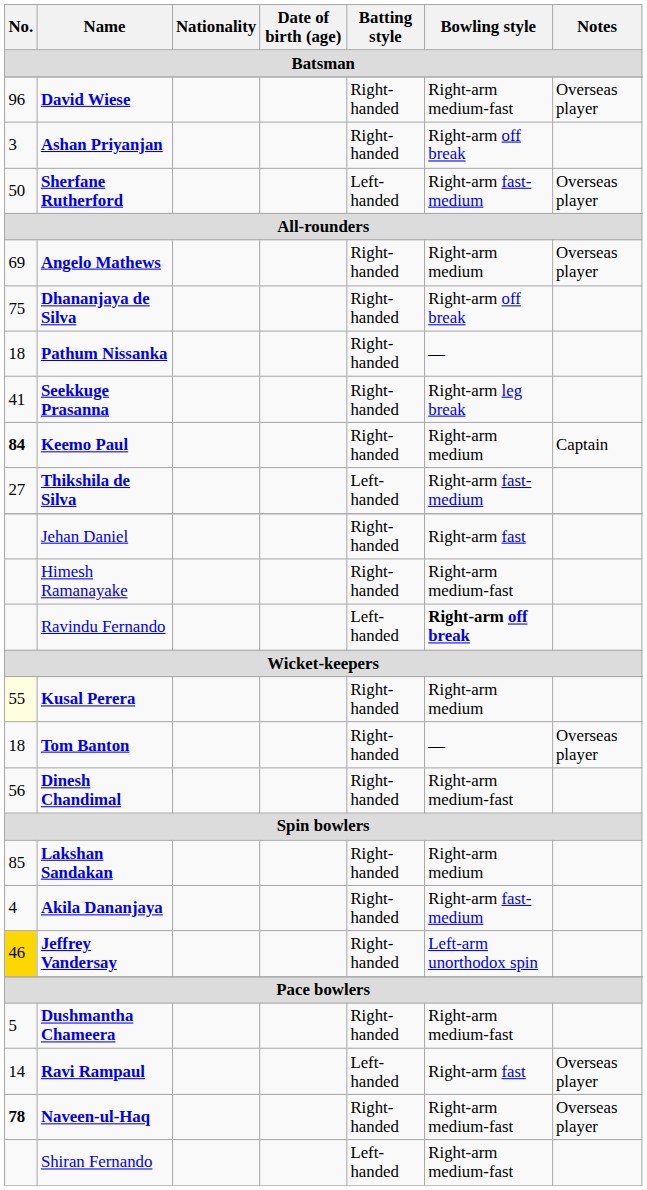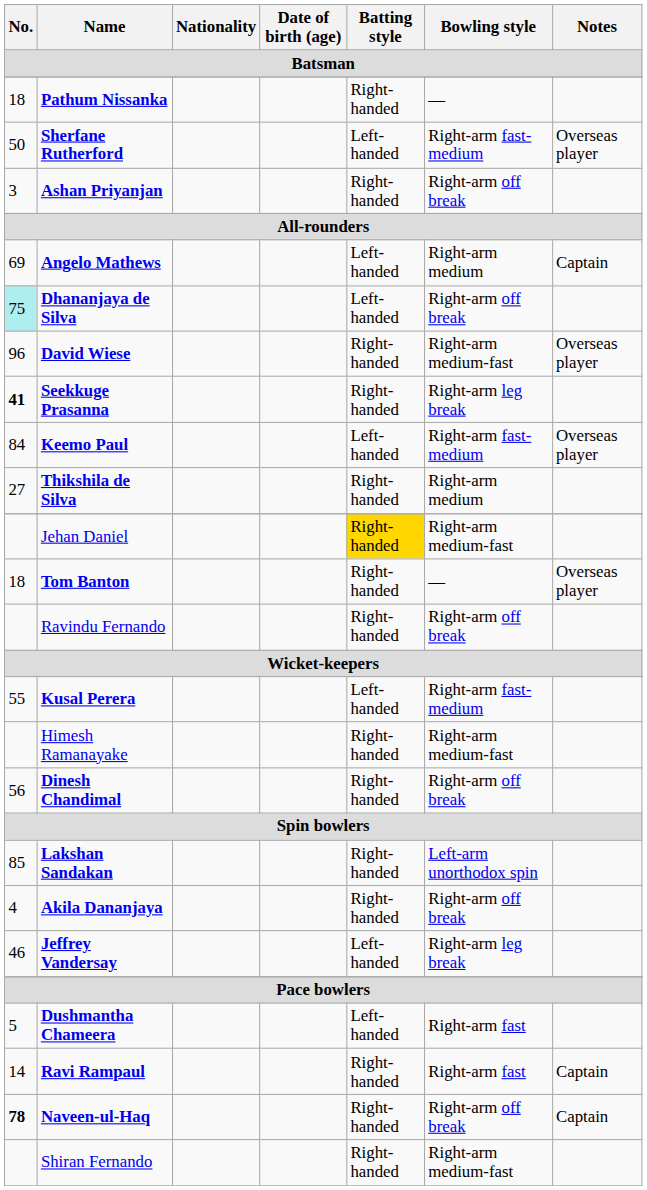rows swapped: (104, 353) <-> (86, 99)
rows swapped: (102, 145) <-> (82, 190)
(375, 262) Right-handed -> (375, 262) Left-handed
(587, 262) Overseas player -> (582, 262) Captain
(17, 308) no background -> (17, 308) paleturquoise background
(375, 308) Right-handed -> (375, 308) Left-handed
(17, 399) normal -> (17, 399) bold
(17, 444) bold -> (17, 444) normal
(375, 444) Right-handed -> (375, 444) Left-handed
(463, 444) Right-arm medium -> (480, 444) Right-arm fast-medium
(582, 444) Captain -> (587, 444) Overseas player
(375, 490) Left-handed -> (375, 490) Right-handed
(480, 490) Right-arm fast-medium -> (463, 490) Right-arm medium
(375, 535) no background -> (375, 535) gold background
(477, 535) Right-arm fast -> (471, 535) Right-arm medium-fast
rows swapped: (84, 581) <-> (85, 744)
(375, 627) Left-handed -> (375, 627) Right-handed
(478, 627) bold -> (475, 627) normal
(17, 699) lightyellow background -> (17, 699) no background
(375, 699) Right-handed -> (375, 699) Left-handed
(463, 699) Right-arm medium -> (480, 699) Right-arm fast-medium
(471, 790) Right-arm medium-fast -> (475, 790) Right-arm off break
(463, 862) Right-arm medium -> (483, 862) Left-arm unorthodox spin
(480, 908) Right-arm fast-medium -> (475, 908) Right-arm off break
(17, 953) gold background -> (17, 953) no background
(375, 953) Right-handed -> (375, 953) Left-handed
(483, 953) Left-arm unorthodox spin -> (475, 953) Right-arm leg break
(375, 1025) Right-handed -> (375, 1025) Left-handed
(471, 1025) Right-arm medium-fast -> (477, 1025) Right-arm fast
(375, 1071) Left-handed -> (375, 1071) Right-handed
(587, 1071) Overseas player -> (582, 1071) Captain
(471, 1116) Right-arm medium-fast -> (475, 1116) Right-arm off break
(587, 1116) Overseas player -> (582, 1116) Captain
(375, 1162) Left-handed -> (375, 1162) Right-handed
